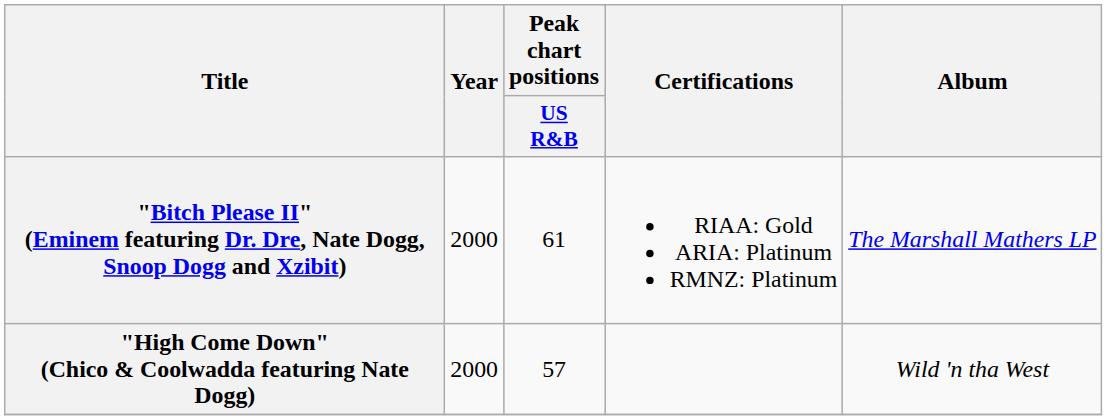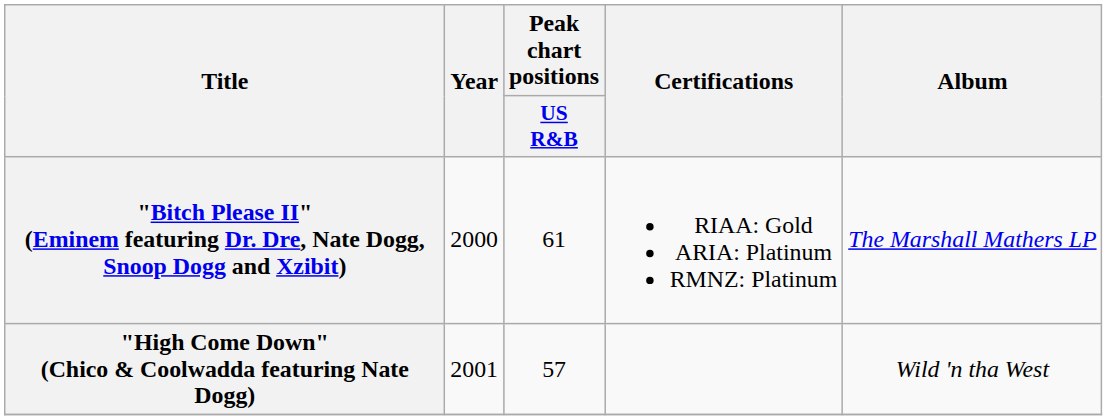(474, 368) 2000 -> (474, 368) 2001
